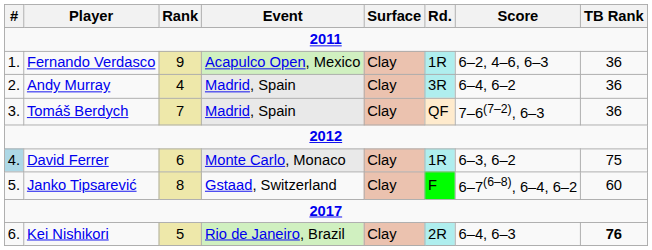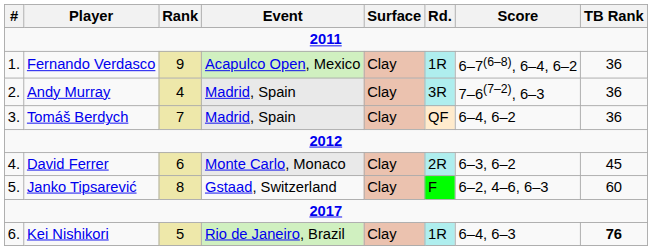(504, 62) 6–2, 4–6, 6–3 -> (518, 64) 6–7(6–8), 6–4, 6–2
(487, 86) 6–4, 6–2 -> (501, 92) 7–6(7–2), 6–3
(501, 111) 7–6(7–2), 6–3 -> (487, 117) 6–4, 6–2
(14, 160) lightblue background -> (14, 164) no background
(437, 160) 1R -> (437, 164) 2R
(614, 160) 75 -> (614, 164) 45
(518, 185) 6–7(6–8), 6–4, 6–2 -> (504, 187) 6–2, 4–6, 6–3
(437, 234) 2R -> (437, 234) 1R
